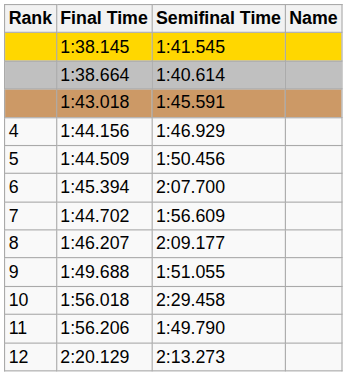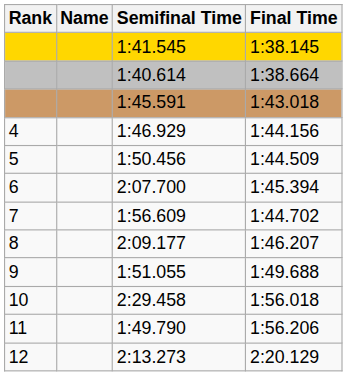columns swapped: (313, 18) <-> (104, 18)
